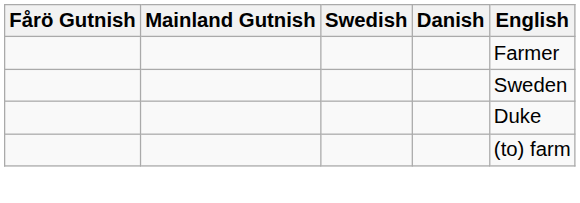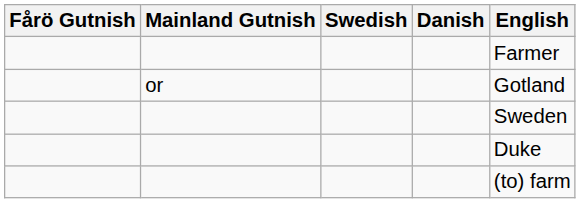+ row: (73, 85)
